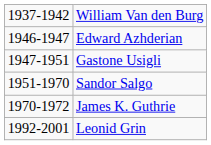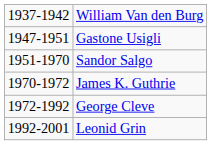- row: (129, 38)
+ row: (115, 106)
